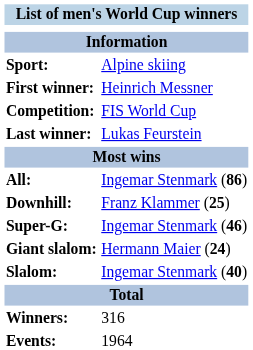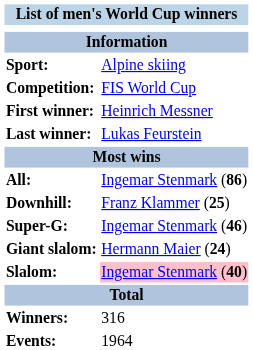rows swapped: (50, 111) <-> (50, 88)
(174, 272) no background -> (174, 272) pink background
